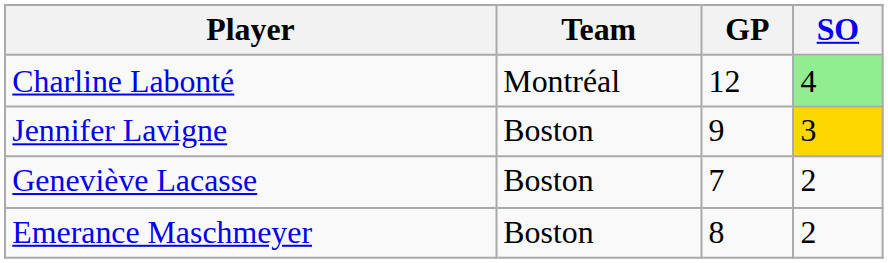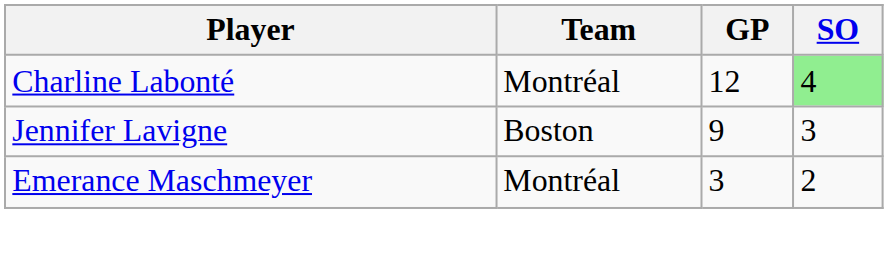(809, 130) gold background -> (809, 130) no background
- row: (135, 181)
(548, 231) Boston -> (562, 181) Montréal
(717, 231) 8 -> (717, 181) 3
